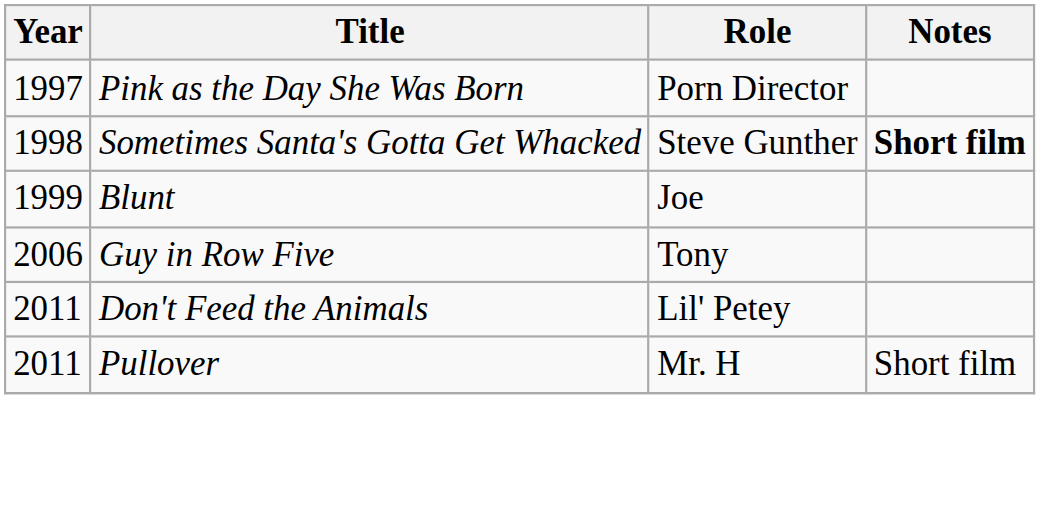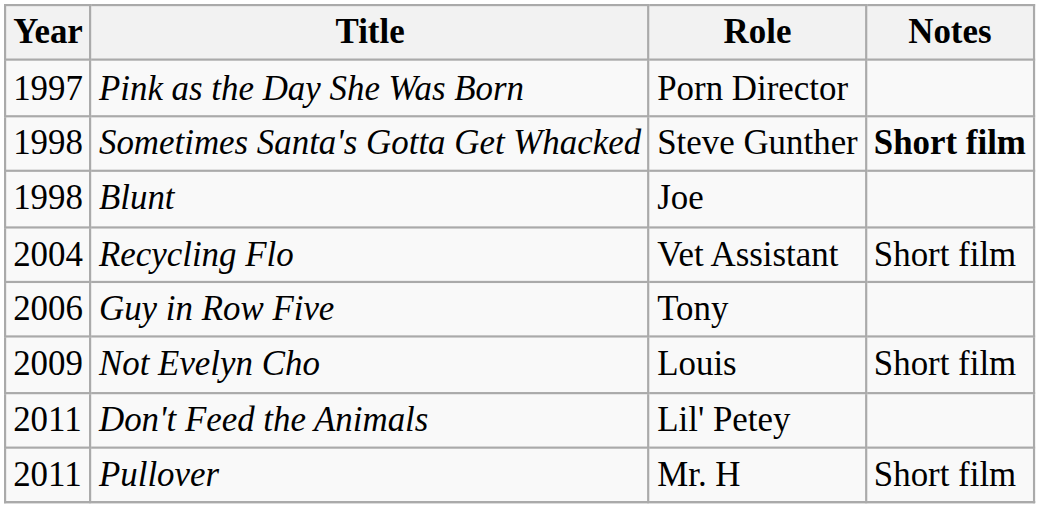(48, 198) 1999 -> (48, 198) 1998
+ row: (196, 253)
+ row: (209, 364)
